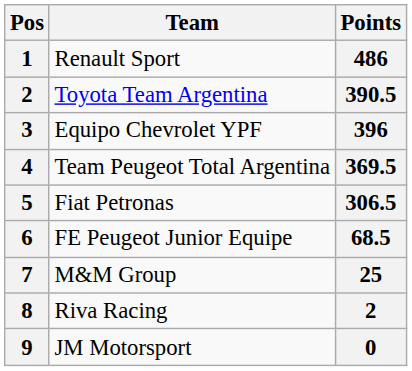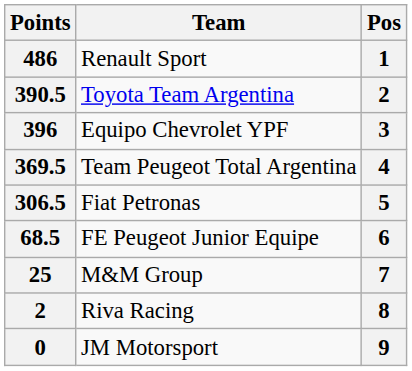columns swapped: (27, 22) <-> (371, 22)
